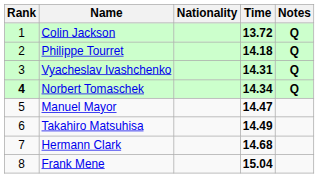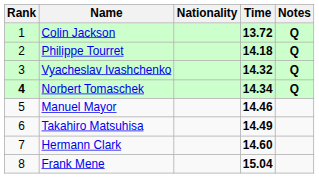(258, 70) 14.31 -> (258, 70) 14.32
(258, 107) 14.47 -> (258, 107) 14.46
(258, 145) 14.68 -> (258, 145) 14.60
